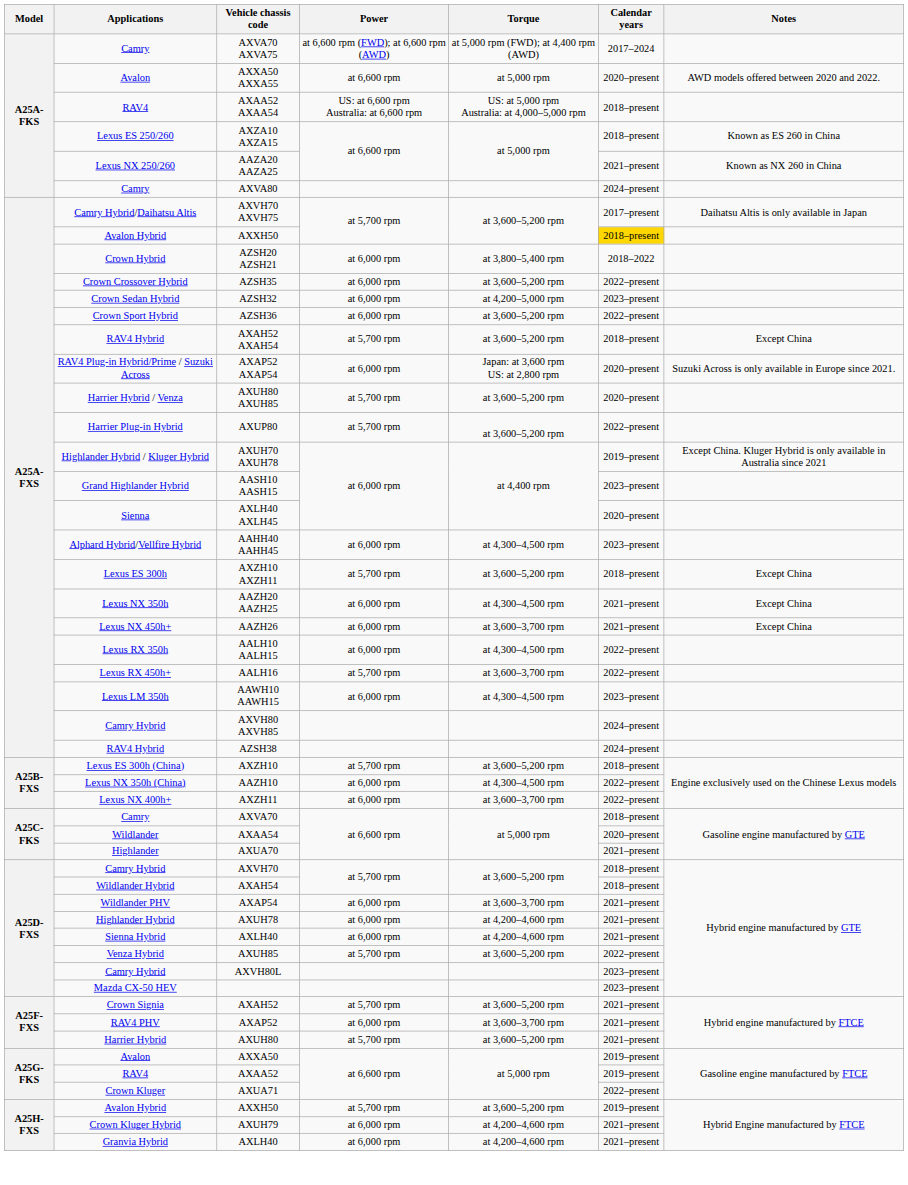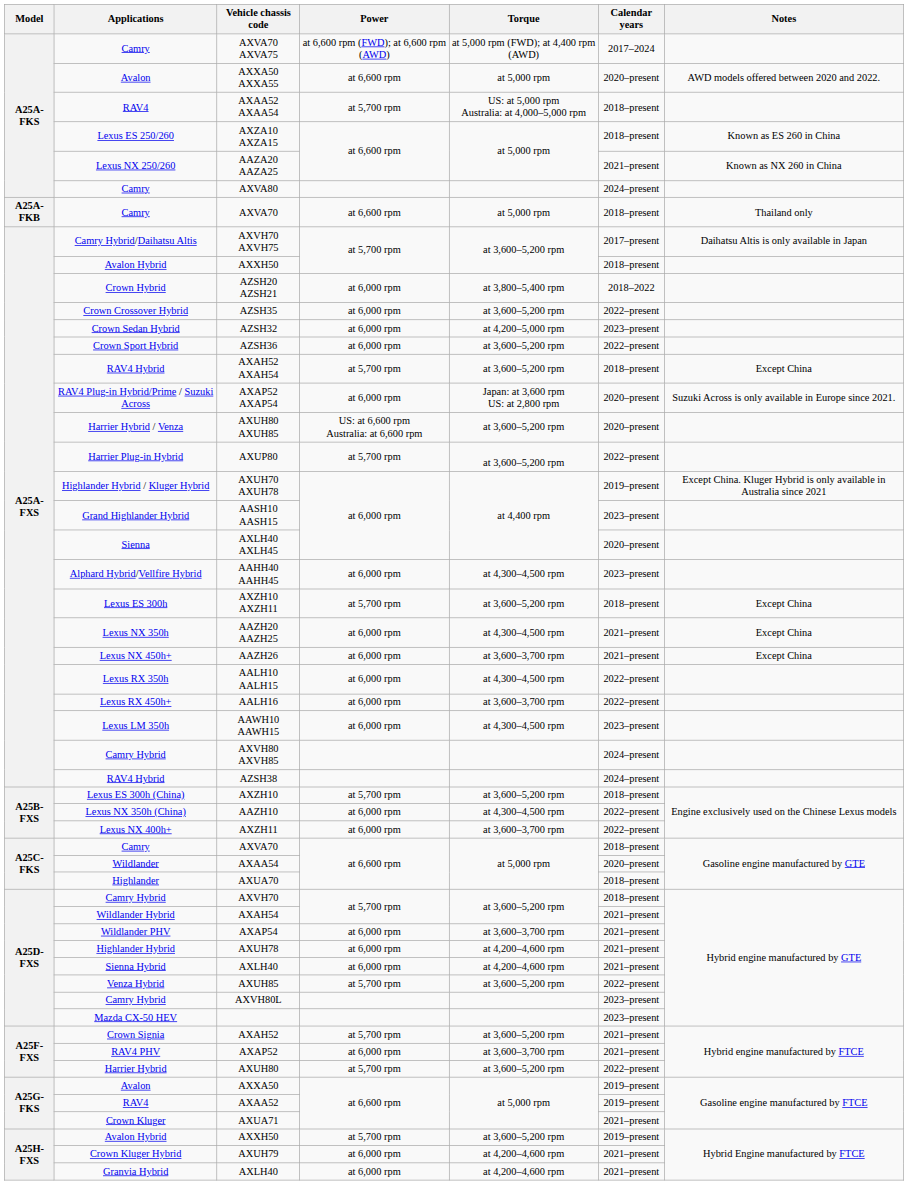(374, 107) US: at 6,600 rpm Australia: at 6,600 rpm -> (374, 107) at 5,700 rpm
+ row: (29, 212)
(631, 235) gold background -> (631, 265) no background
(374, 398) at 5,700 rpm -> (374, 427) US: at 6,600 rpm Australia: at 6,600 rpm
(374, 673) at 5,700 rpm -> (374, 702) at 6,000 rpm
(631, 851) 2021–present -> (631, 881) 2018–present
(631, 886) 2018–present -> (631, 915) 2021–present
(631, 1039) 2021–present -> (631, 1069) 2022–present
(631, 1091) 2022–present -> (631, 1120) 2021–present
